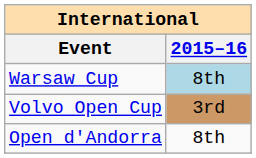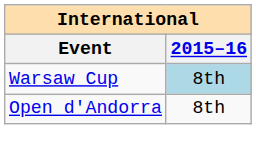- row: (85, 109)
